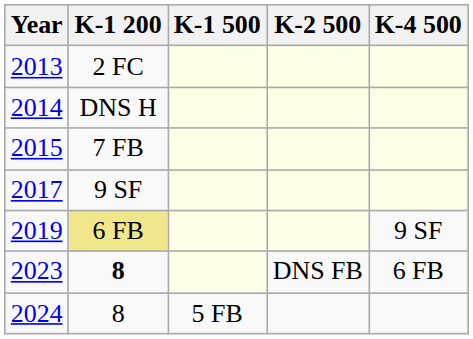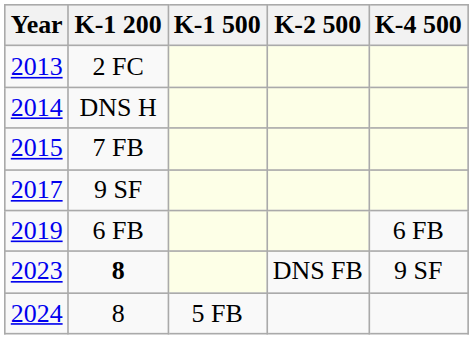(118, 230) khaki background -> (118, 230) no background
(418, 230) 9 SF -> (418, 230) 6 FB
(418, 271) 6 FB -> (418, 271) 9 SF
